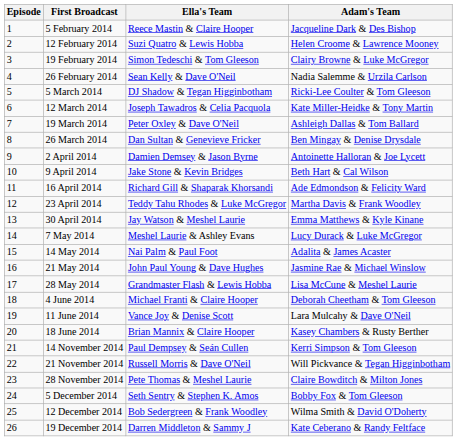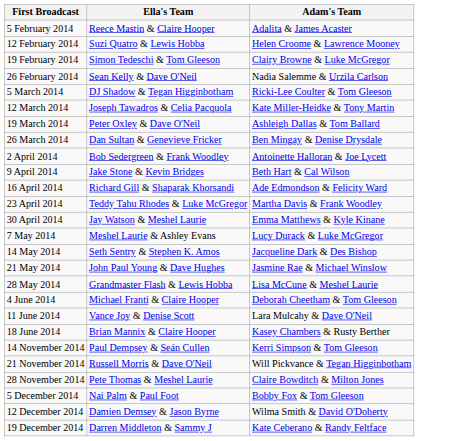- column: (24, 12)
(353, 28) Jacqueline Dark & Des Bishop -> (302, 28) Adalita & James Acaster
(193, 156) Damien Demsey & Jason Byrne -> (159, 156) Bob Sedergreen & Frank Woodley
(173, 252) Nai Palm & Paul Foot -> (154, 252) Seth Sentry & Stephen K. Amos
(341, 252) Adalita & James Acaster -> (314, 252) Jacqueline Dark & Des Bishop
(193, 396) Seth Sentry & Stephen K. Amos -> (134, 396) Nai Palm & Paul Foot
(198, 412) Bob Sedergreen & Frank Woodley -> (154, 412) Damien Demsey & Jason Byrne
